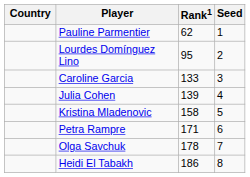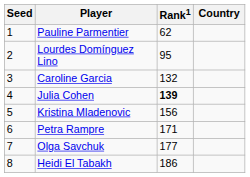columns swapped: (30, 14) <-> (230, 14)
(190, 78) 133 -> (169, 78) 132
(190, 95) normal -> (169, 95) bold
(190, 112) 158 -> (169, 112) 156
(190, 146) 178 -> (169, 146) 177
